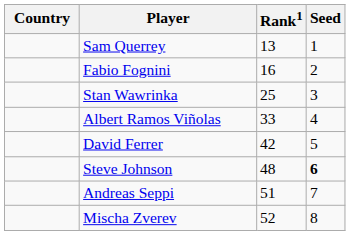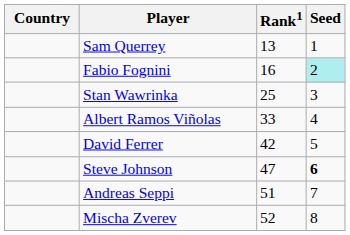(314, 70) no background -> (314, 70) paleturquoise background
(268, 168) 48 -> (268, 168) 47
